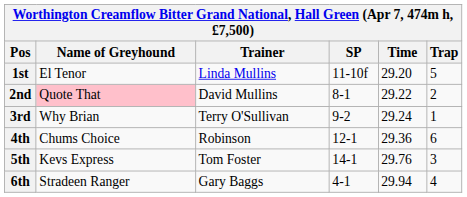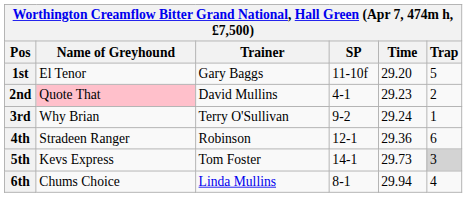(237, 73) Linda Mullins -> (231, 73) Gary Baggs
(341, 95) 8-1 -> (341, 95) 4-1
(396, 95) 29.22 -> (396, 95) 29.23
(80, 138) Chums Choice -> (84, 138) Stradeen Ranger
(396, 159) 29.76 -> (396, 159) 29.73
(433, 159) no background -> (433, 159) lightgrey background
(84, 181) Stradeen Ranger -> (80, 181) Chums Choice
(231, 181) Gary Baggs -> (237, 181) Linda Mullins
(341, 181) 4-1 -> (341, 181) 8-1
